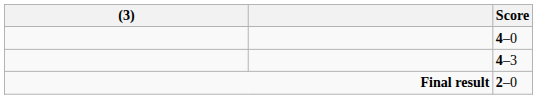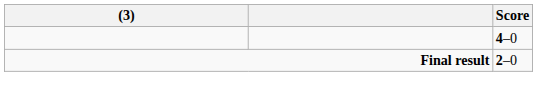- row: (506, 60)
